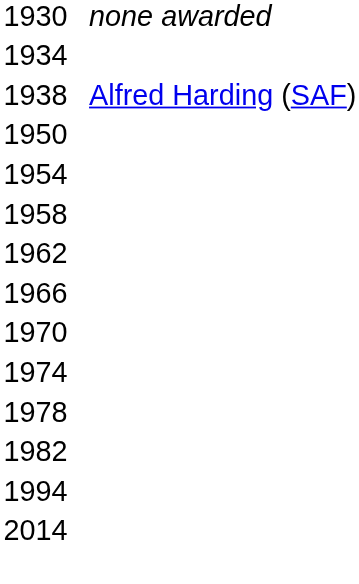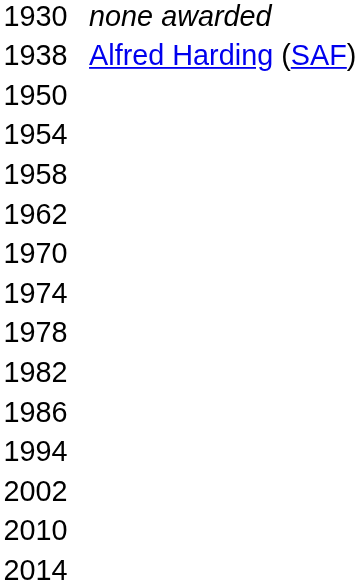- row: (35, 55)
- row: (35, 293)
+ row: (35, 412)
+ row: (35, 491)
+ row: (35, 530)
